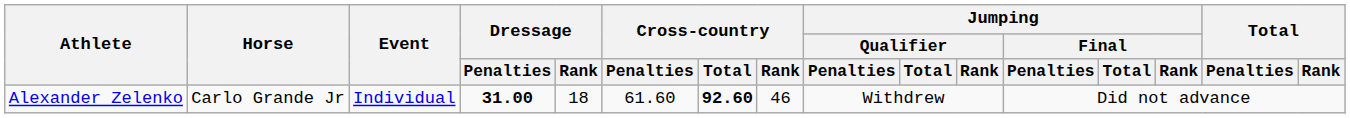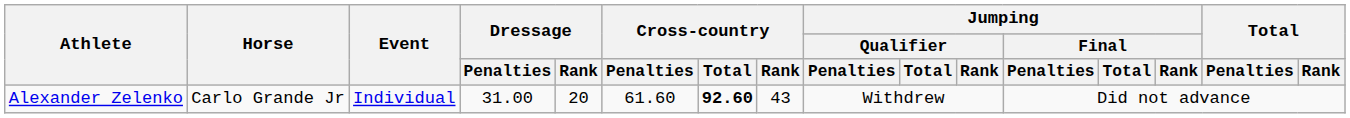(507, 98) bold -> (507, 98) normal
(579, 98) 18 -> (579, 98) 20
(781, 98) 46 -> (781, 98) 43
